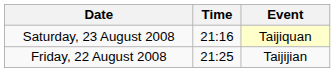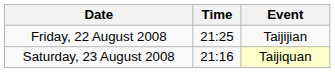rows swapped: (99, 57) <-> (99, 36)
